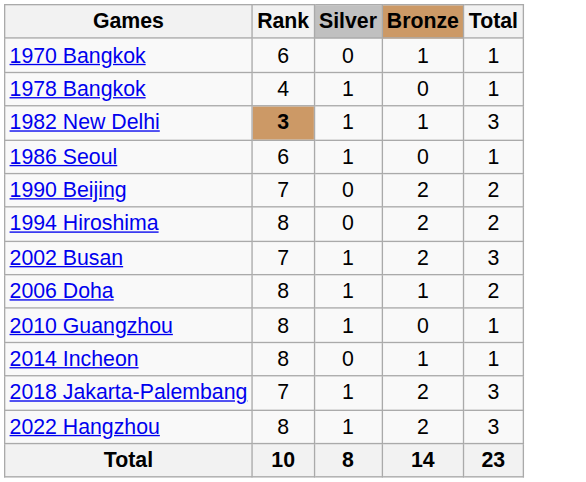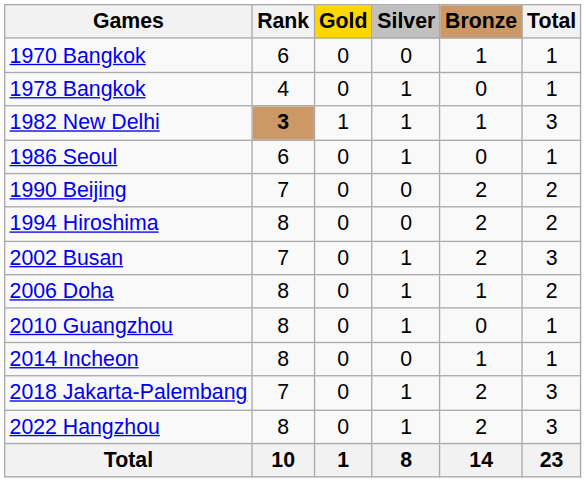+ column: (343, 21)
